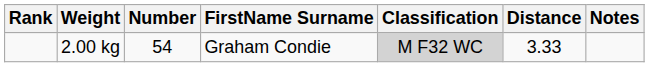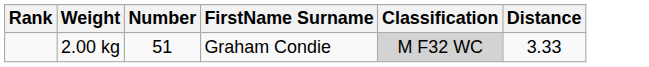- column: (615, 18)
(162, 47) 54 -> (162, 47) 51
